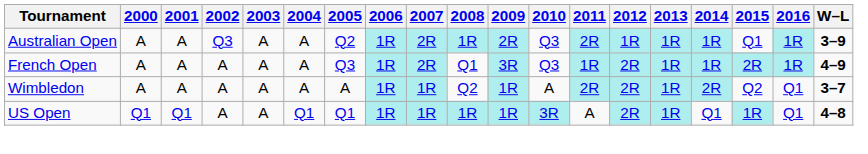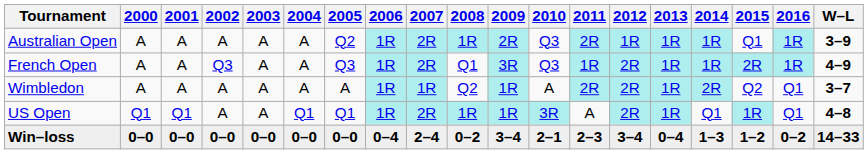(223, 40) Q3 -> (223, 40) A
(223, 64) A -> (223, 64) Q3
(427, 112) 1R -> (427, 112) 2R
+ row: (41, 137)
